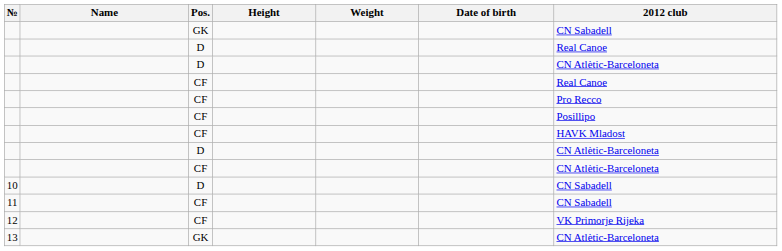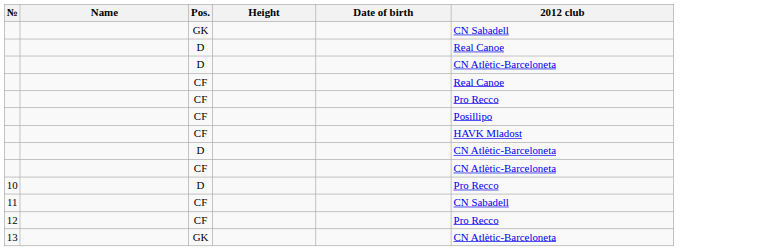- column: (367, 13)
(584, 185) CN Sabadell -> (476, 185) Pro Recco
(600, 220) VK Primorje Rijeka -> (476, 220) Pro Recco
